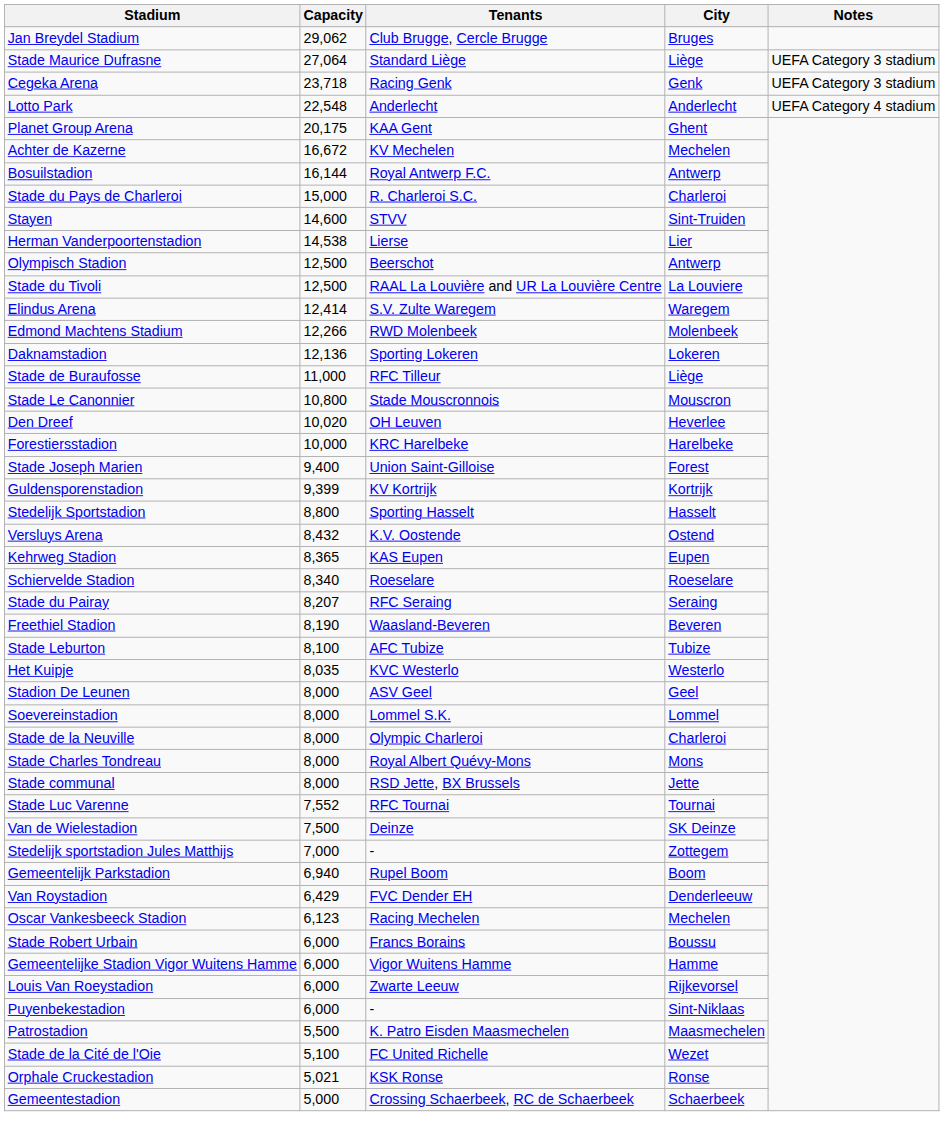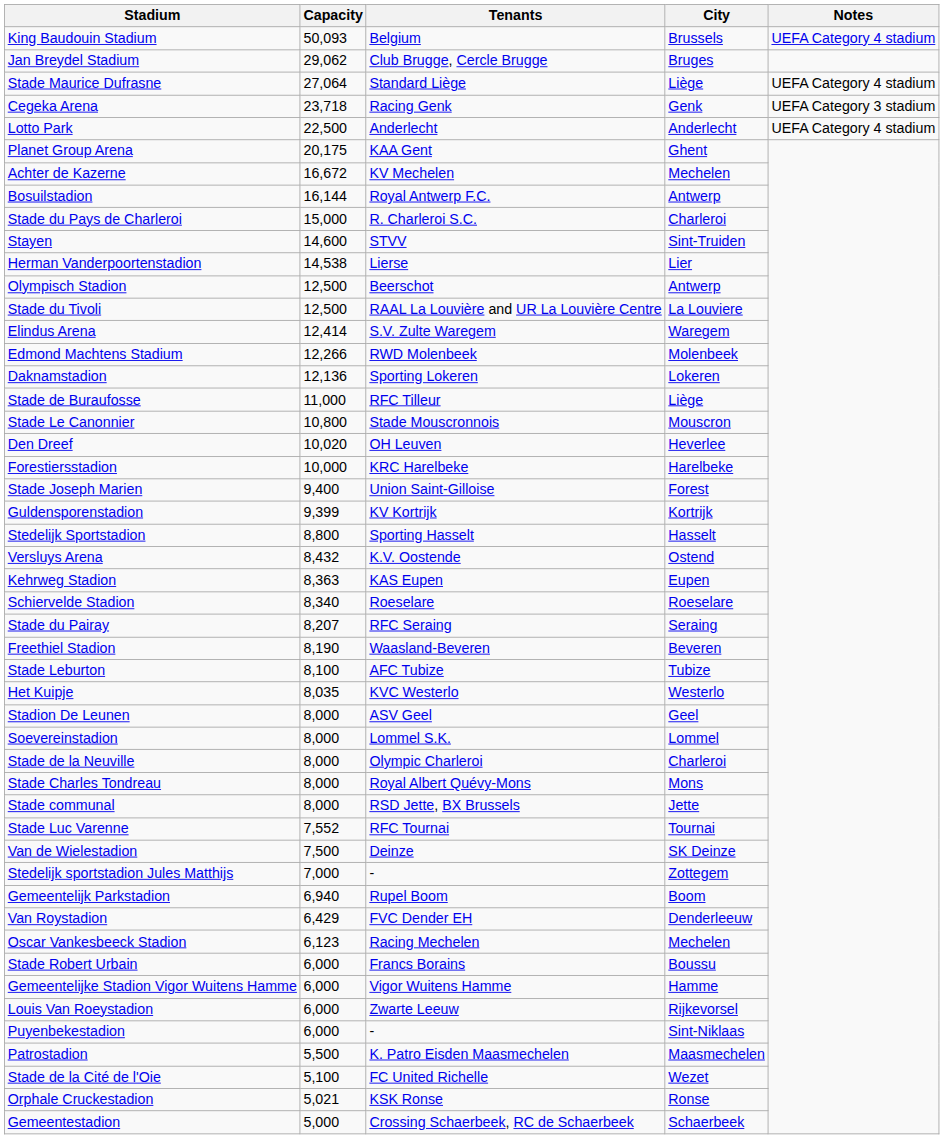+ row: (82, 38)
(853, 60) UEFA Category 3 stadium -> (853, 83) UEFA Category 4 stadium
(325, 106) 22,548 -> (325, 128) 22,500
(321, 557) 8,365 -> (321, 580) 8,363
